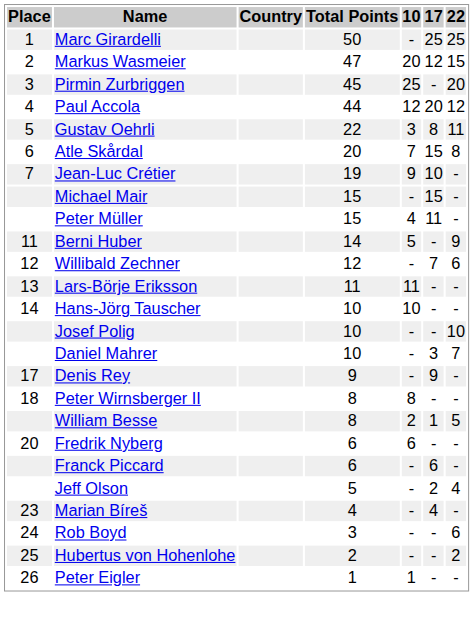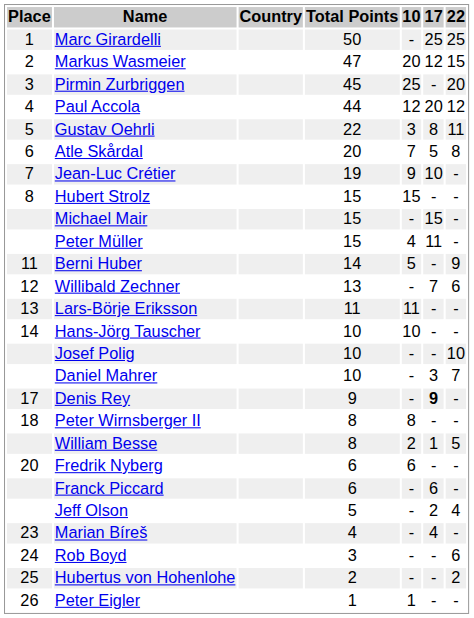(434, 151) 15 -> (434, 151) 5
+ row: (102, 196)
(352, 264) 12 -> (352, 286) 13
(434, 376) normal -> (434, 398) bold
